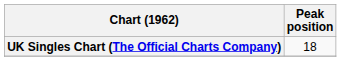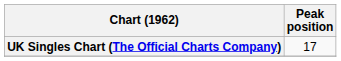(310, 46) 18 -> (310, 46) 17
